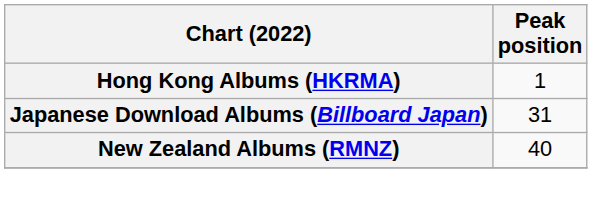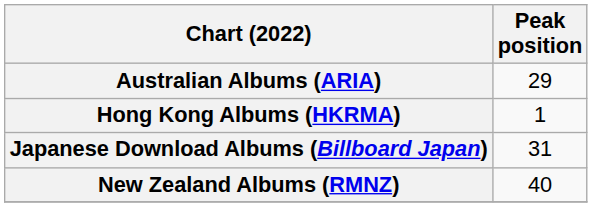+ row: (249, 80)
